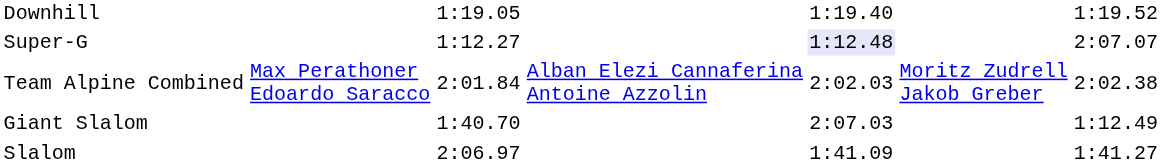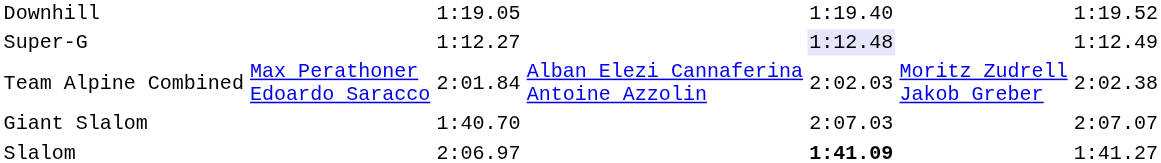(1116, 42) 2:07.07 -> (1116, 42) 1:12.49
(1116, 124) 1:12.49 -> (1116, 124) 2:07.07
(851, 153) normal -> (851, 153) bold
